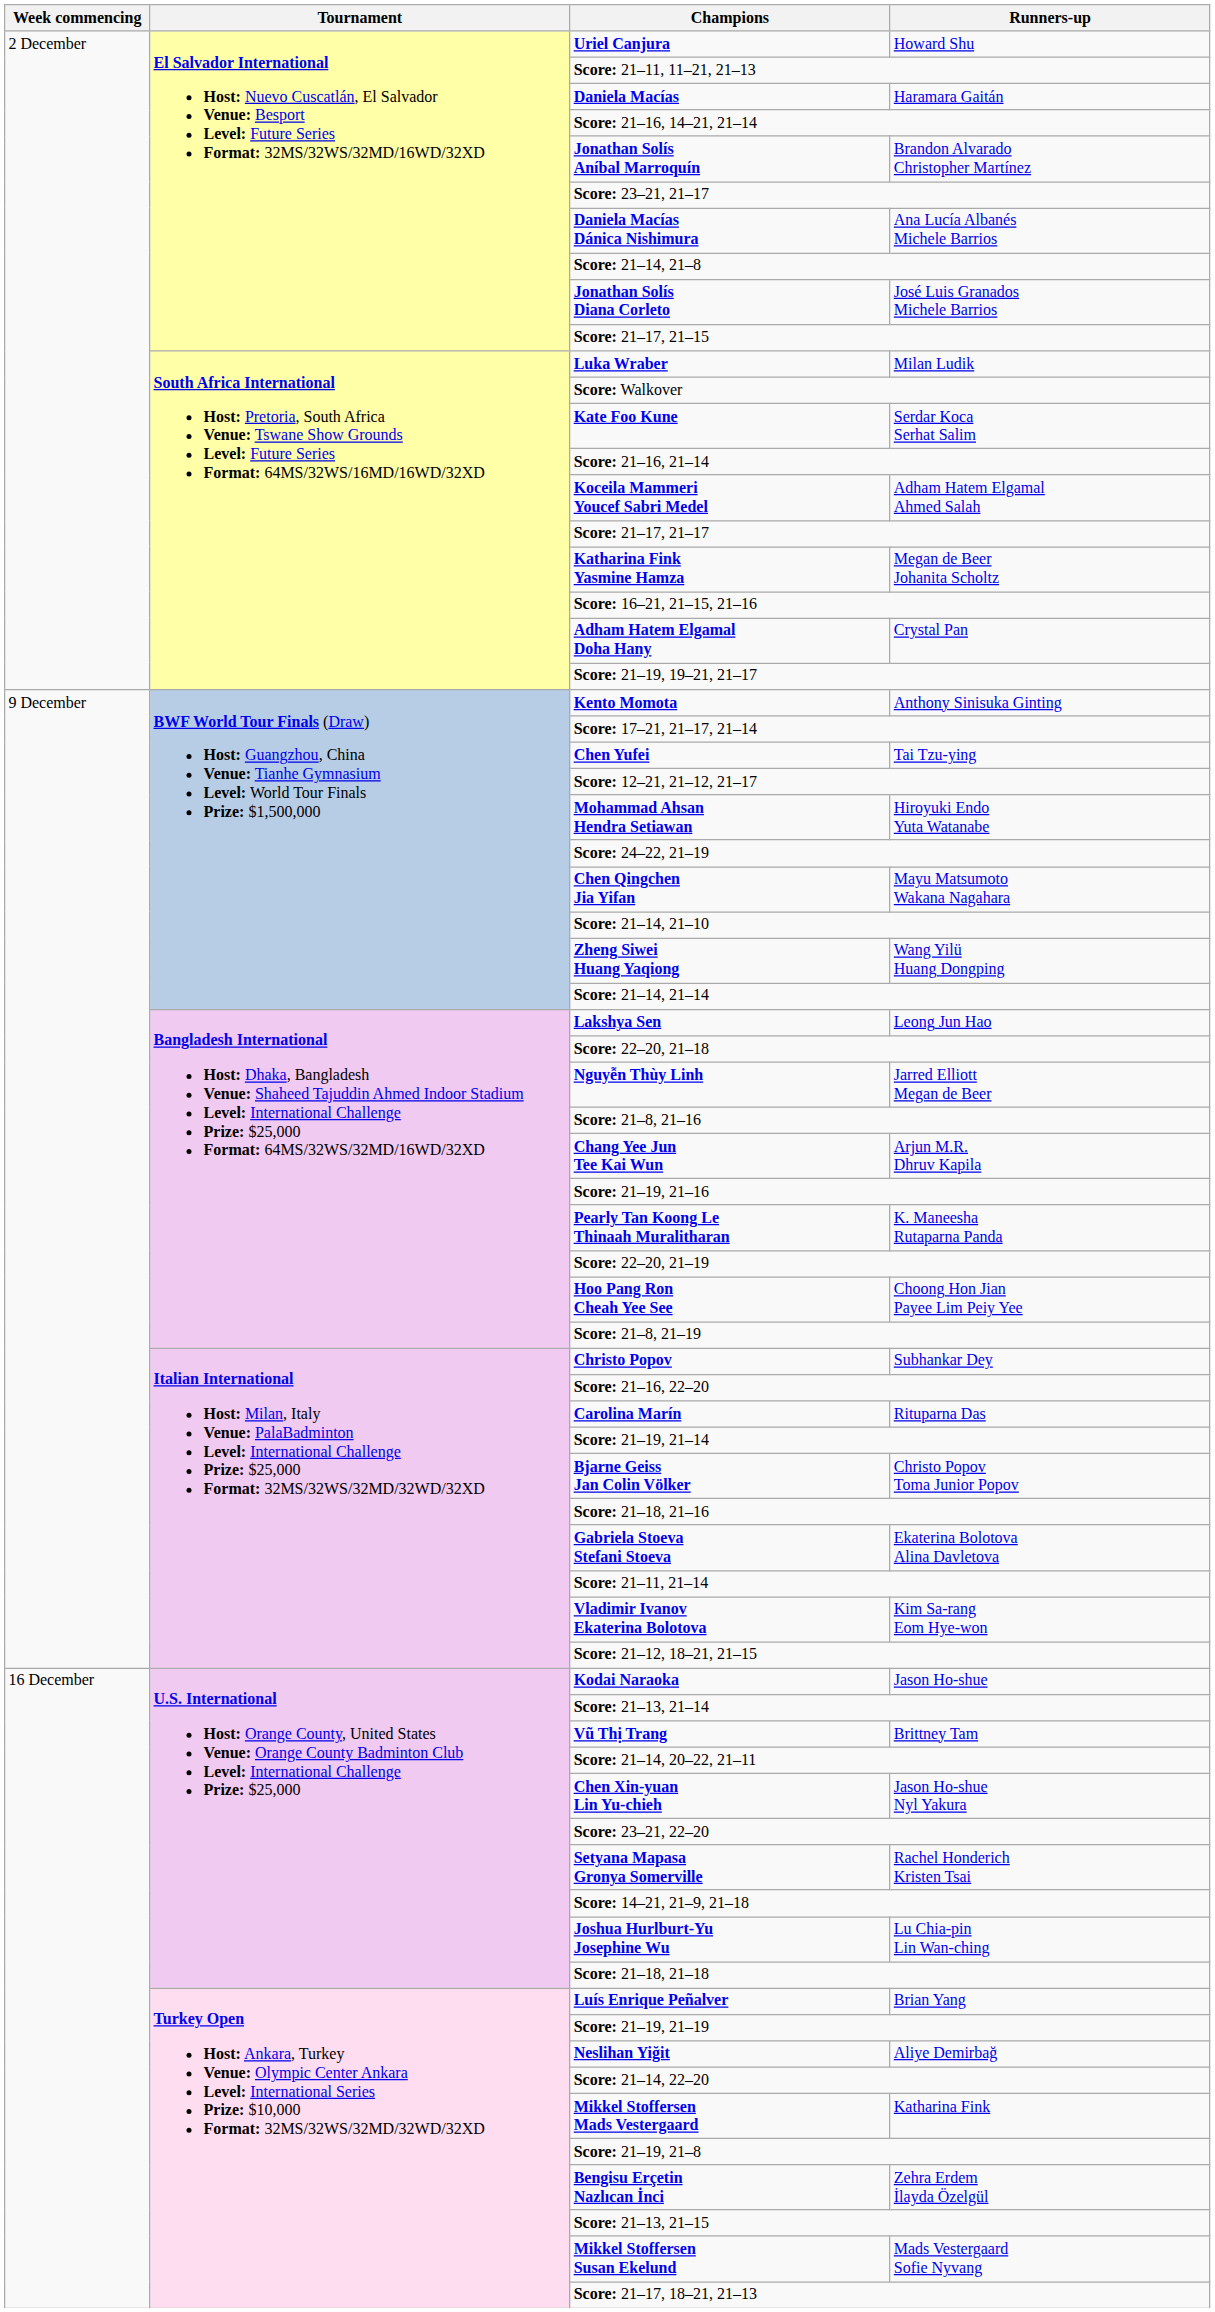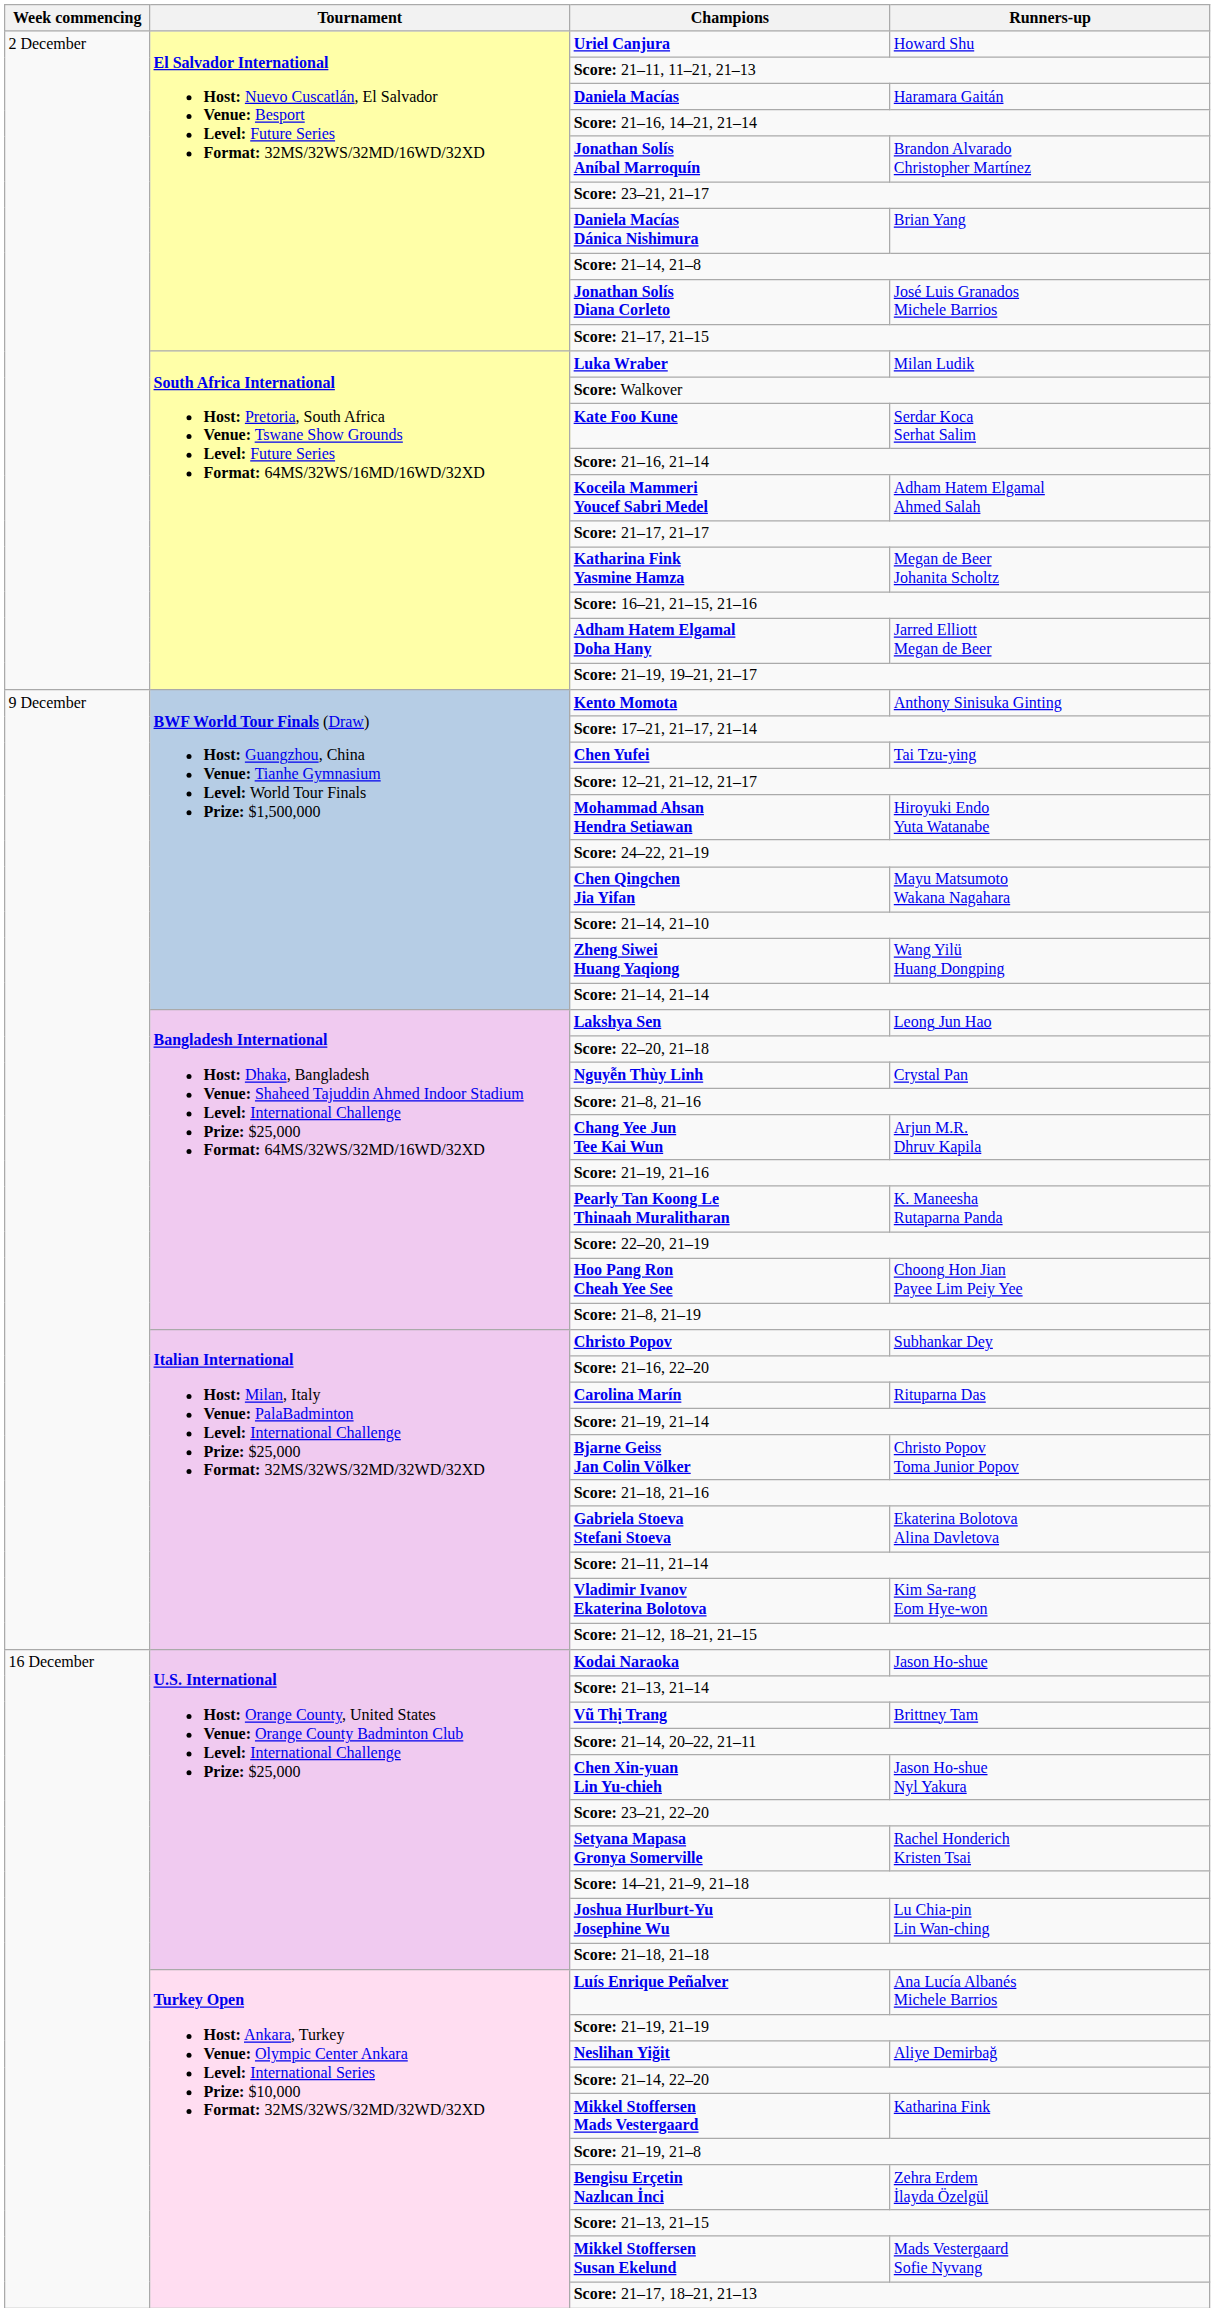(955, 230) Ana Lucía Albanés Michele Barrios -> (930, 220) Brian Yang
(931, 630) Crystal Pan -> (943, 640) Jarred Elliott Megan de Beer
(943, 1084) Jarred Elliott Megan de Beer -> (931, 1075) Crystal Pan
(930, 2000) Brian Yang -> (955, 1991) Ana Lucía Albanés Michele Barrios
